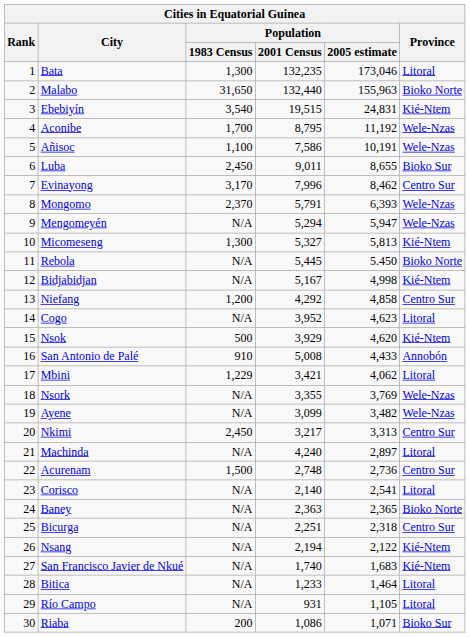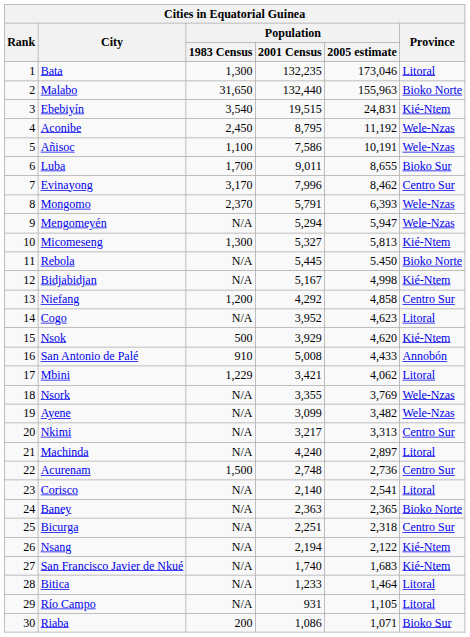(239, 128) 1,700 -> (239, 128) 2,450
(239, 166) 2,450 -> (239, 166) 1,700
(239, 432) 2,450 -> (242, 432) N/A
